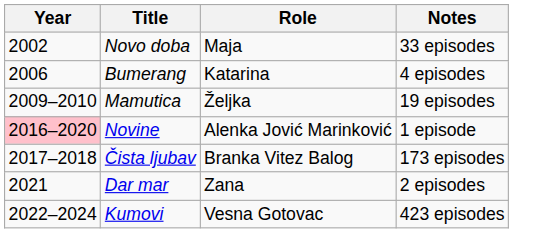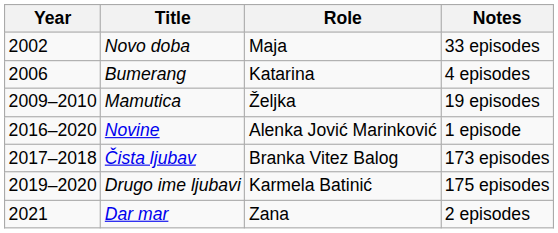(53, 130) pink background -> (53, 130) no background
+ row: (173, 185)
- row: (134, 213)
